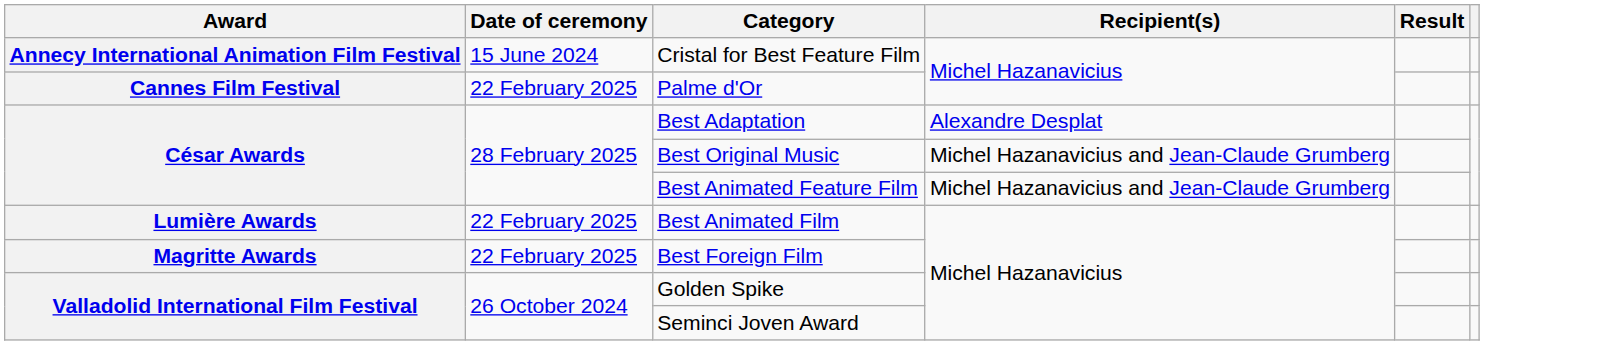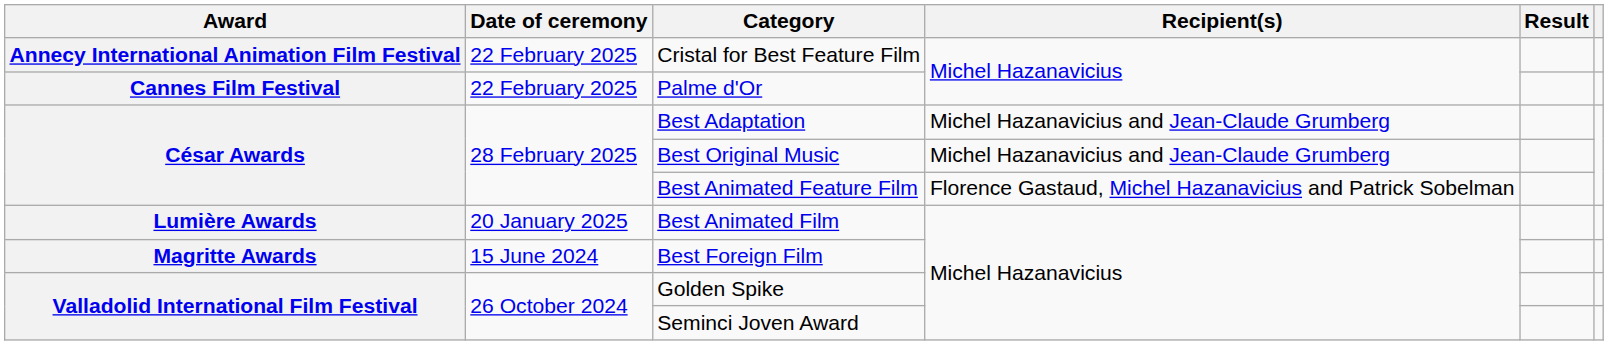(534, 54) 15 June 2024 -> (554, 54) 22 February 2025
(1016, 121) Alexandre Desplat -> (1160, 121) Michel Hazanavicius and Jean-Claude Grumberg
(1160, 188) Michel Hazanavicius and Jean-Claude Grumberg -> (1222, 188) Florence Gastaud, Michel Hazanavicius and Patrick Sobelman
(554, 222) 22 February 2025 -> (549, 222) 20 January 2025
(554, 255) 22 February 2025 -> (534, 255) 15 June 2024
